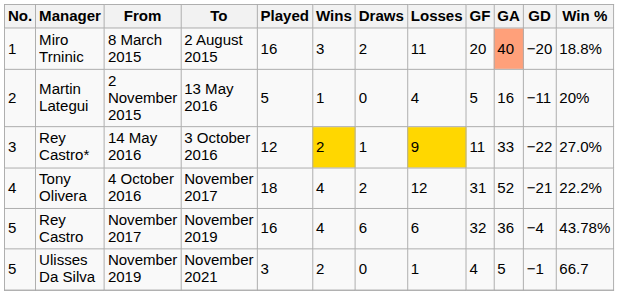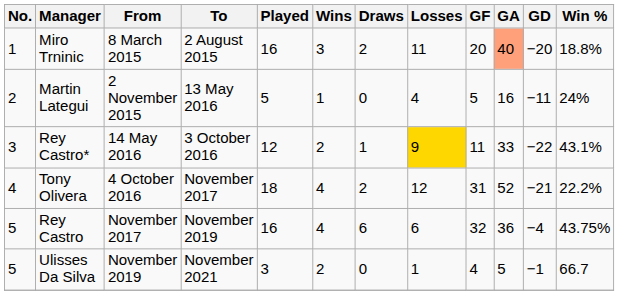(574, 97) 20% -> (574, 97) 24%
(320, 147) gold background -> (320, 147) no background
(581, 147) 27.0% -> (581, 147) 43.1%
(585, 228) 43.78% -> (585, 228) 43.75%
